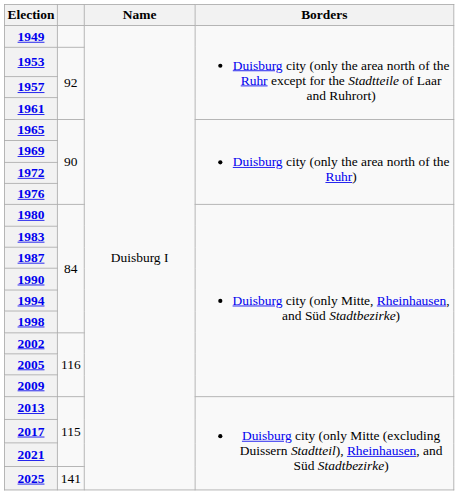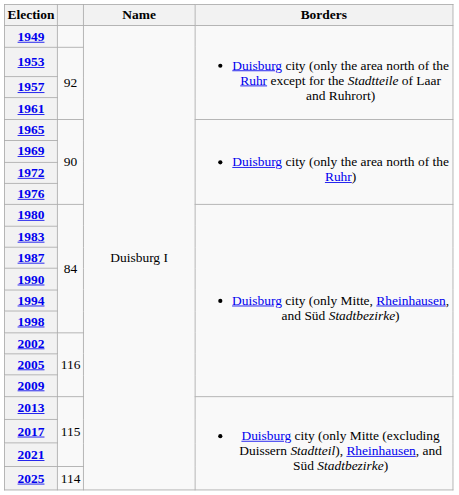(71, 478) 141 -> (71, 478) 114
